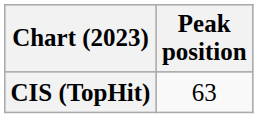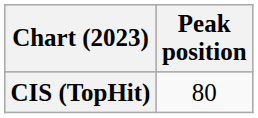(204, 91) 63 -> (204, 91) 80
